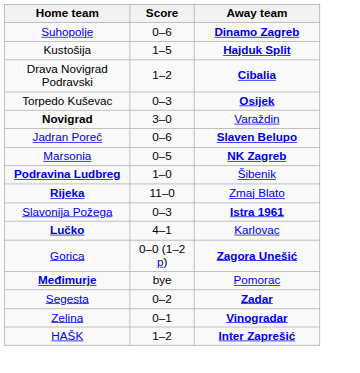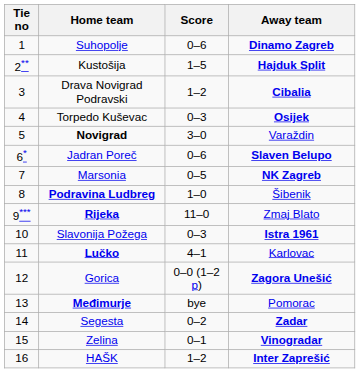+ column: (22, 20)
